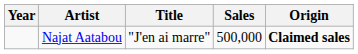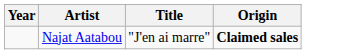- column: (239, 15)
